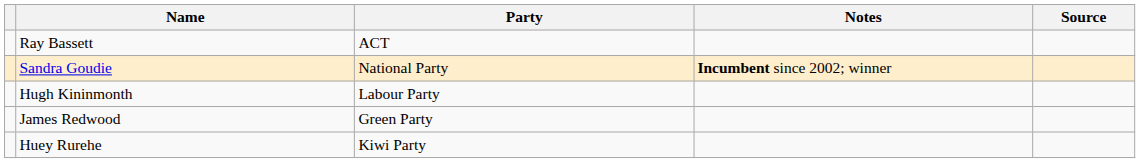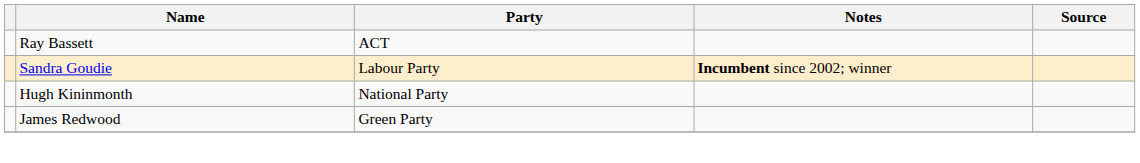(403, 68) National Party -> (399, 68) Labour Party
(399, 94) Labour Party -> (403, 94) National Party
- row: (60, 145)
